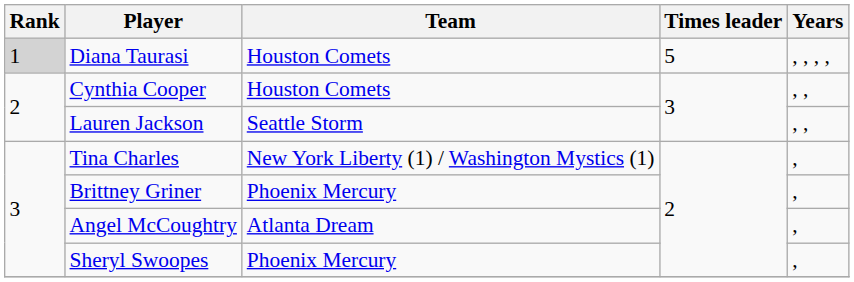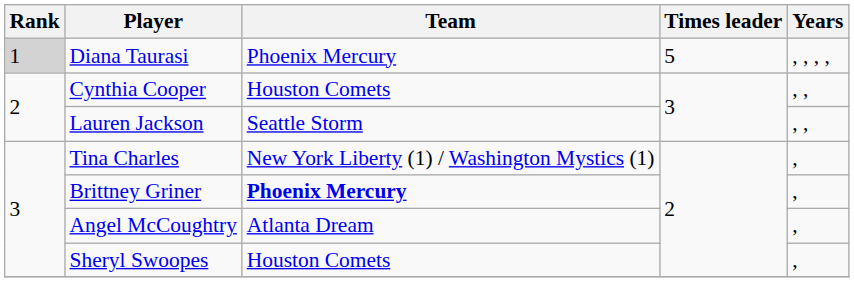(319, 55) Houston Comets -> (321, 55) Phoenix Mercury
(321, 191) normal -> (327, 191) bold
(321, 259) Phoenix Mercury -> (319, 259) Houston Comets
